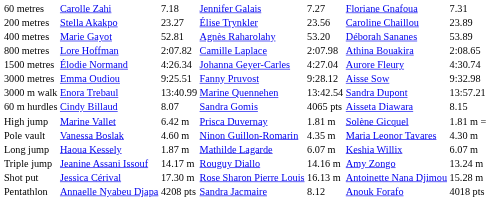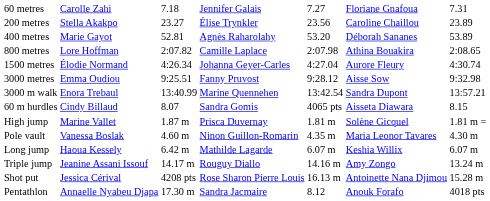(175, 121) 6.42 m -> (175, 121) 1.87 m
(175, 149) 1.87 m -> (175, 149) 6.42 m
(178, 177) 17.30 m -> (178, 177) 4208 pts
(178, 191) 4208 pts -> (178, 191) 17.30 m
